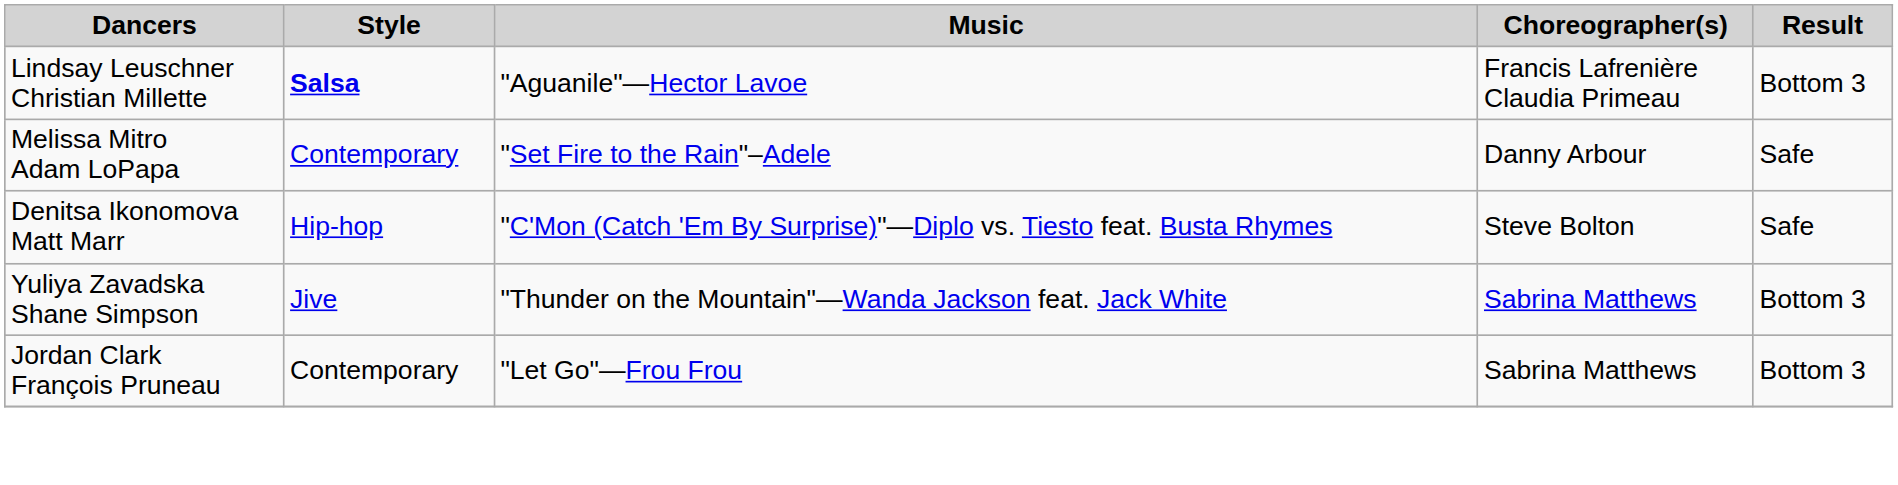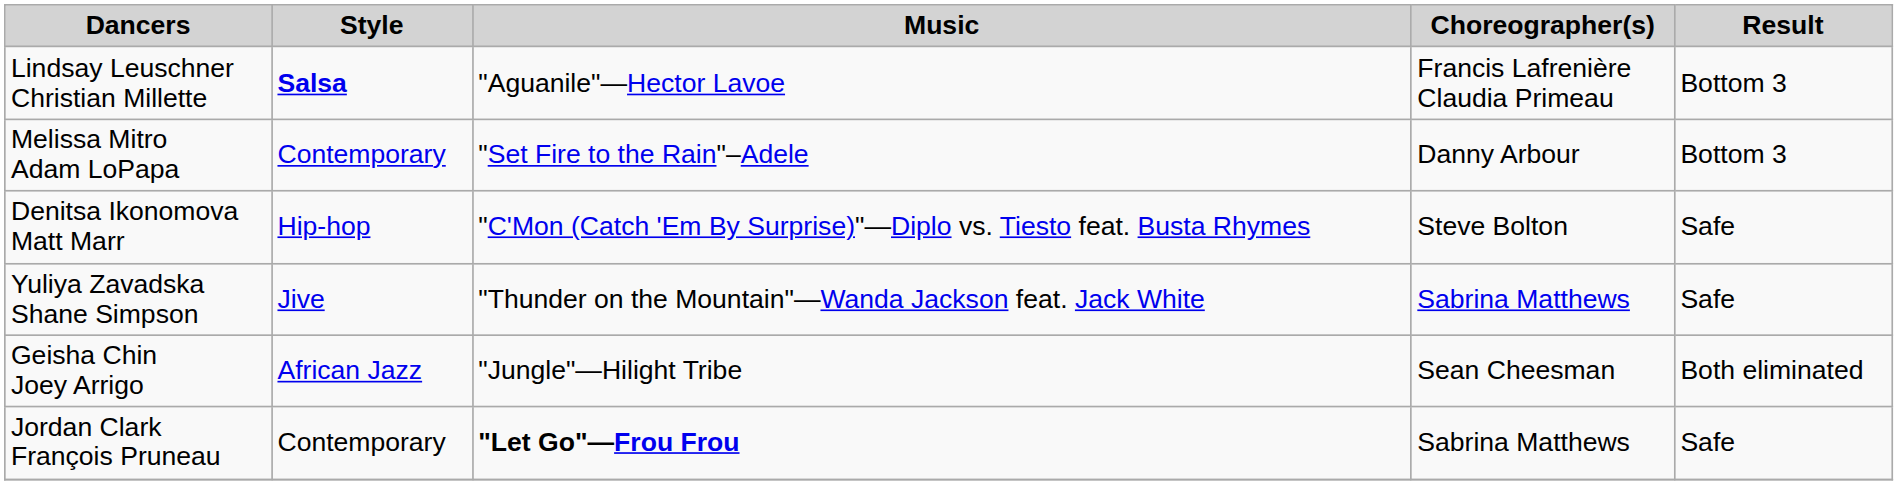(1787, 154) Safe -> (1734, 154) Bottom 3
(1813, 298) Bottom 3 -> (1708, 298) Safe
+ row: (84, 370)
(621, 370) normal -> (609, 442) bold
(1813, 370) Bottom 3 -> (1708, 442) Safe
